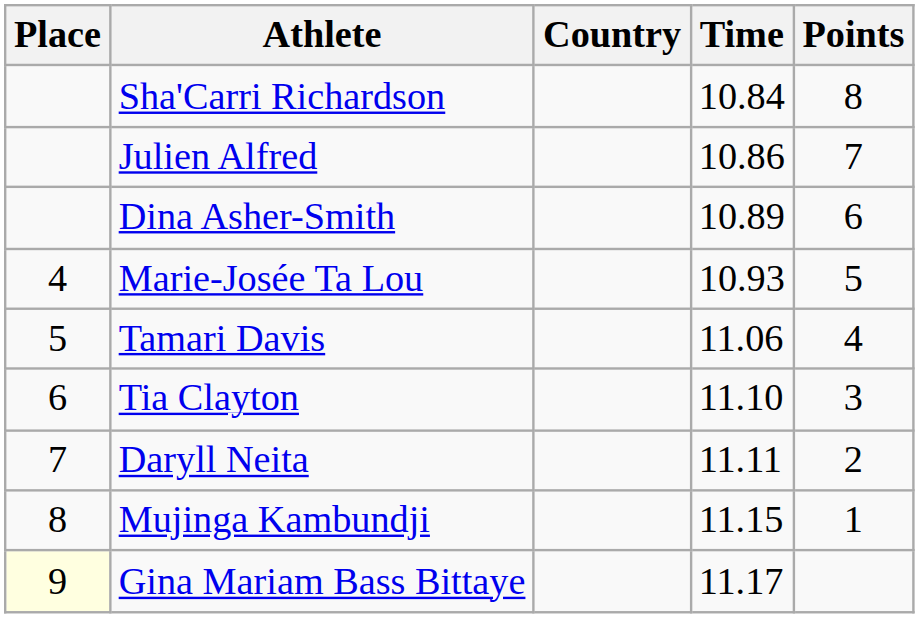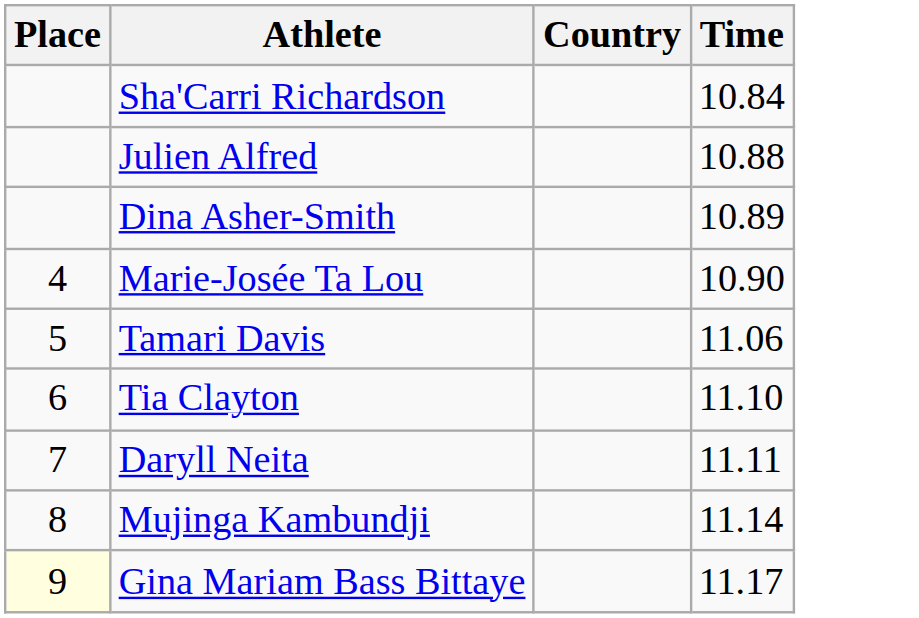- column: (853, 34)
(742, 156) 10.86 -> (742, 156) 10.88
(742, 277) 10.93 -> (742, 277) 10.90
(741, 519) 11.15 -> (741, 519) 11.14
